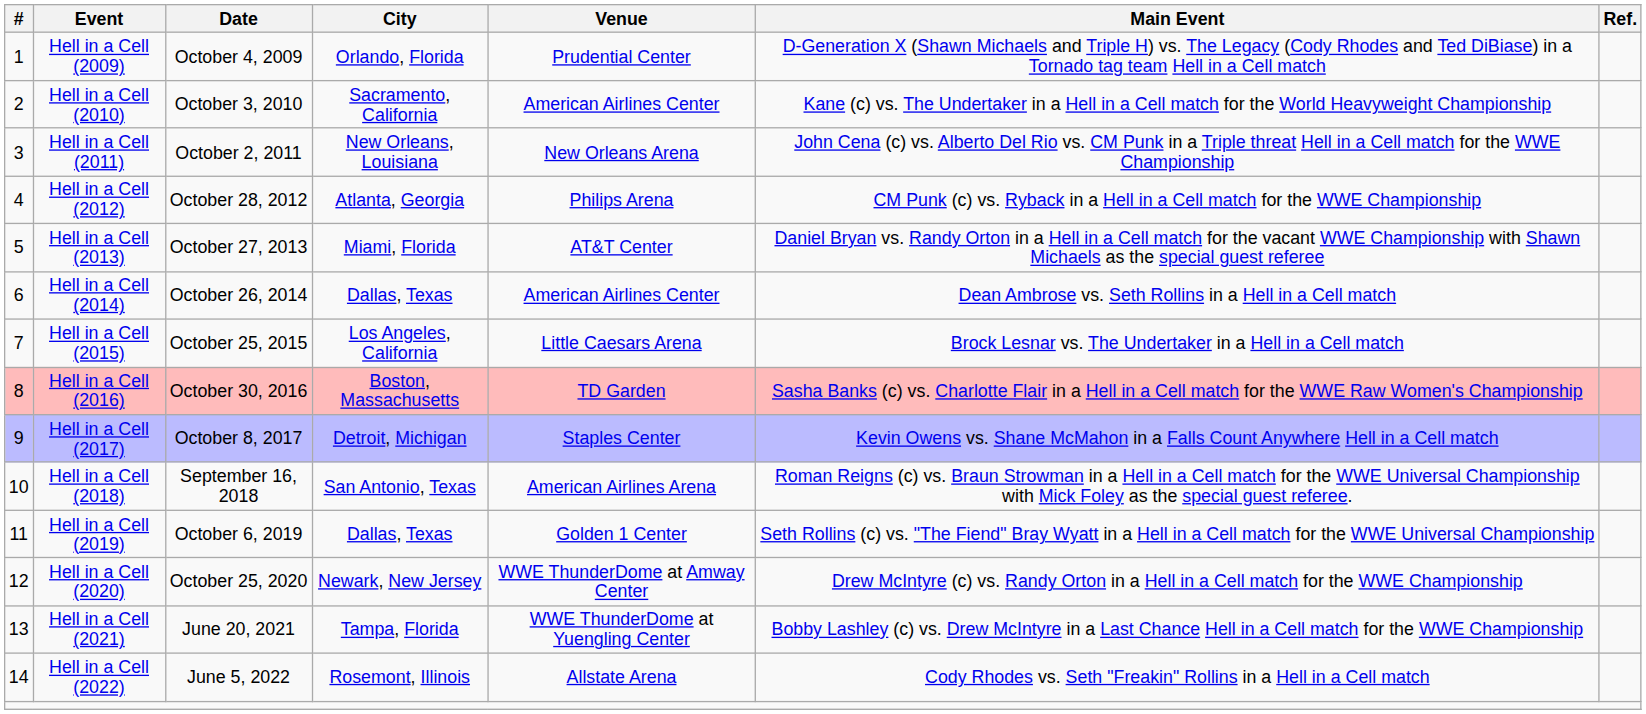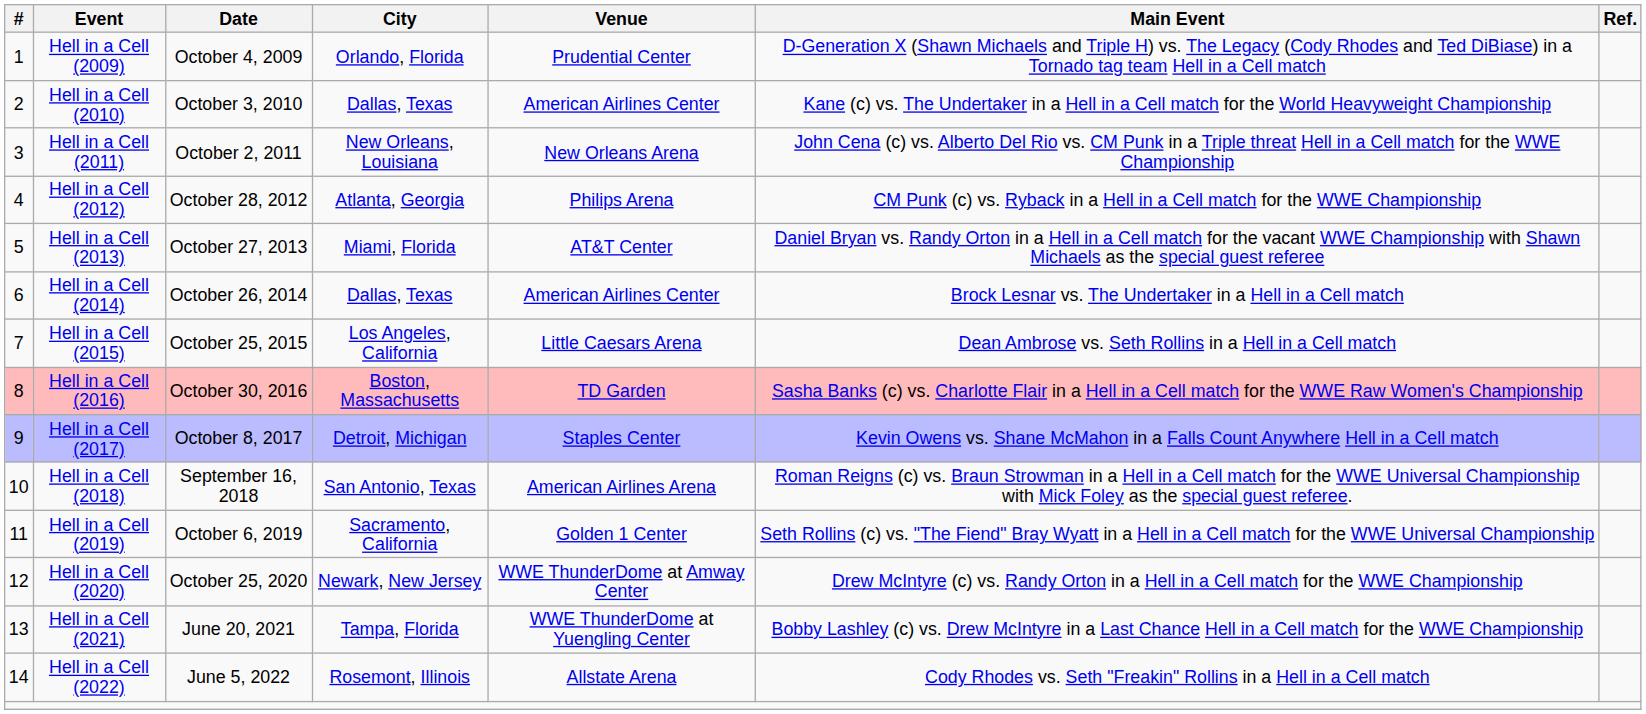(400, 104) Sacramento, California -> (400, 104) Dallas, Texas
(1177, 295) Dean Ambrose vs. Seth Rollins in a Hell in a Cell match -> (1177, 295) Brock Lesnar vs. The Undertaker in a Hell in a Cell match
(1177, 343) Brock Lesnar vs. The Undertaker in a Hell in a Cell match -> (1177, 343) Dean Ambrose vs. Seth Rollins in a Hell in a Cell match
(400, 534) Dallas, Texas -> (400, 534) Sacramento, California
